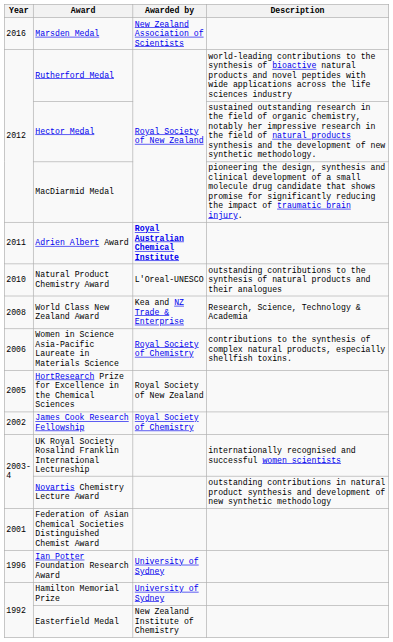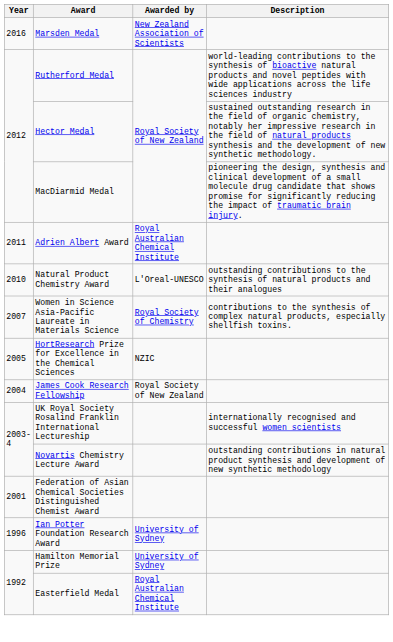(159, 243) bold -> (159, 243) normal
- row: (72, 312)
(16, 349) 2006 -> (16, 317) 2007
(169, 391) Royal Society of New Zealand -> (145, 359) NZIC
(16, 423) 2002 -> (16, 391) 2004
(167, 423) Royal Society of Chemistry -> (169, 391) Royal Society of New Zealand
(164, 621) New Zealand Institute of Chemistry -> (159, 594) Royal Australian Chemical Institute
